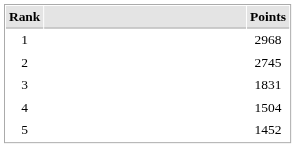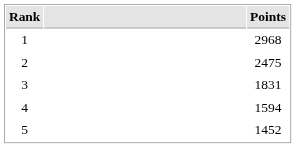(268, 62) 2745 -> (268, 62) 2475
(268, 107) 1504 -> (268, 107) 1594
